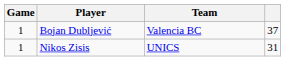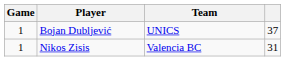(174, 30) Valencia BC -> (163, 30) UNICS
(163, 47) UNICS -> (174, 47) Valencia BC
